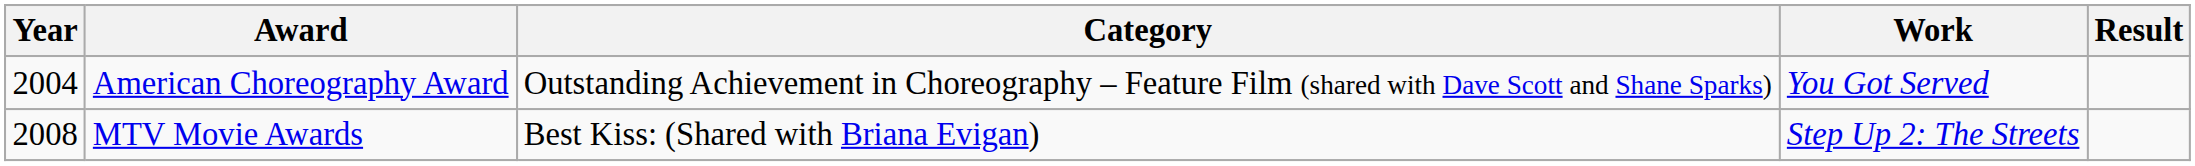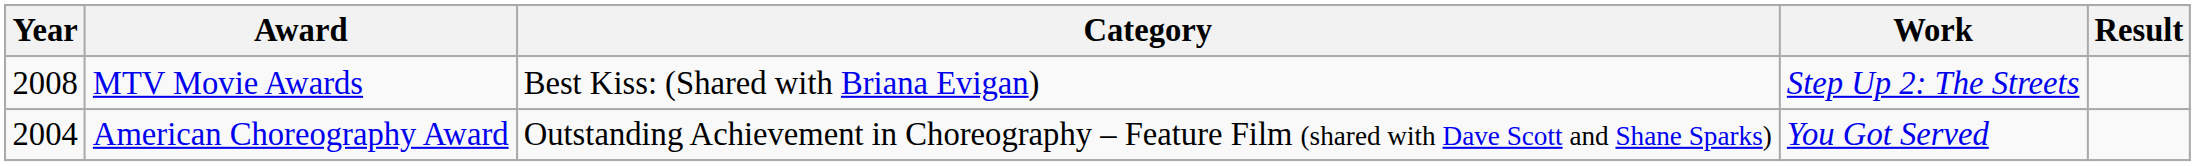rows swapped: (301, 82) <-> (228, 133)
